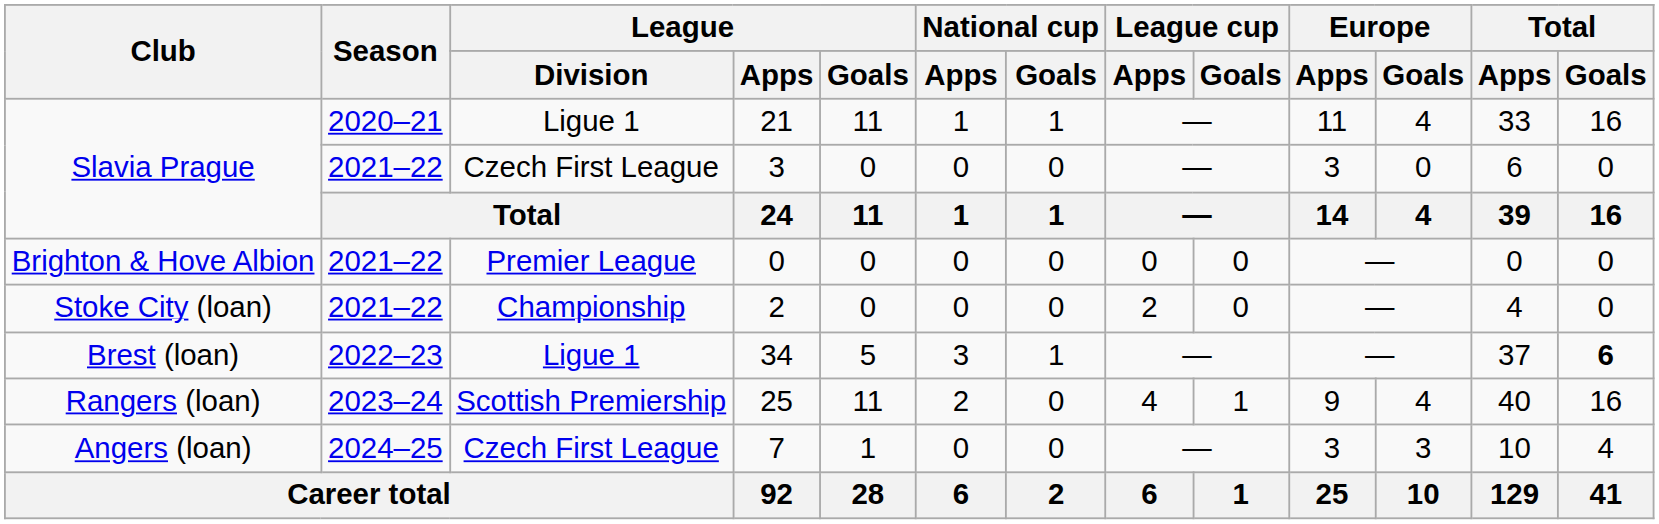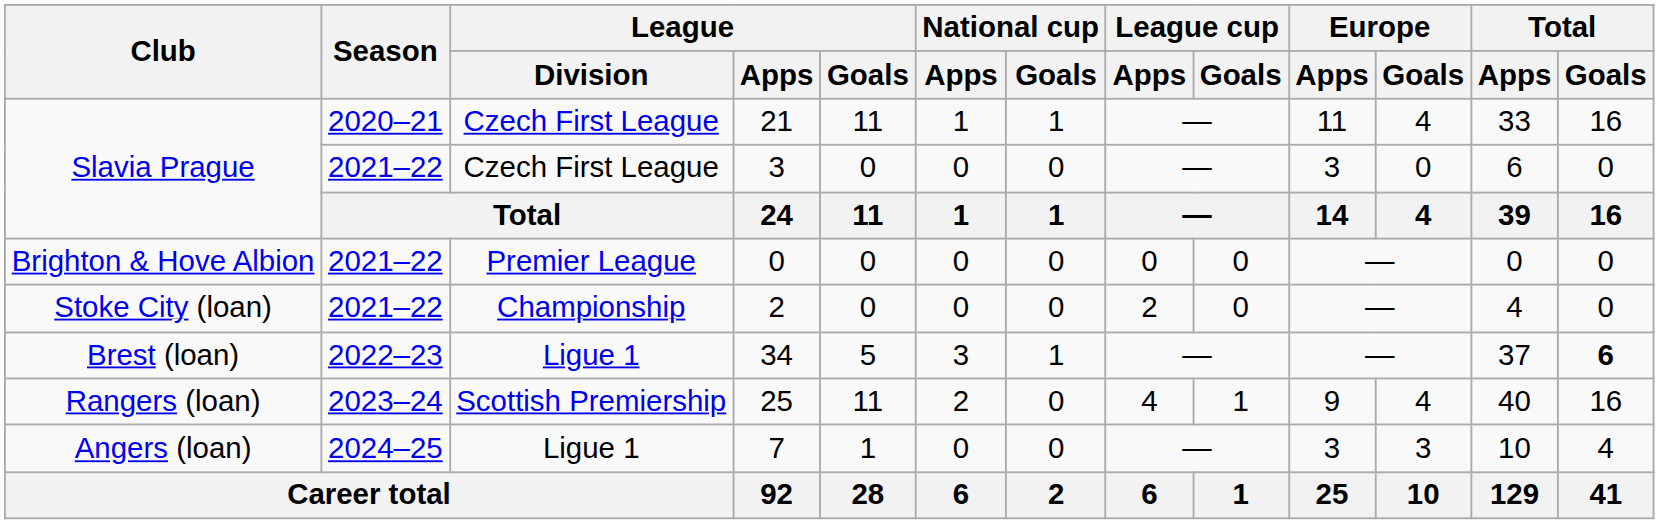(591, 121) Ligue 1 -> (591, 121) Czech First League
(591, 448) Czech First League -> (591, 448) Ligue 1
